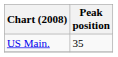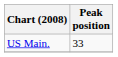(78, 43) 35 -> (78, 43) 33
